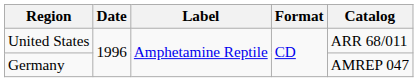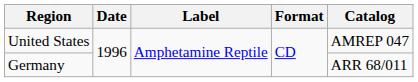(369, 40) ARR 68/011 -> (370, 40) AMREP 047
(370, 64) AMREP 047 -> (369, 64) ARR 68/011
